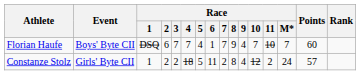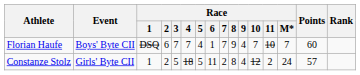(176, 62) 2 -> (176, 62) 5
